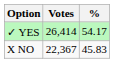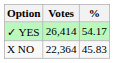(61, 49) 22,367 -> (61, 49) 22,364
